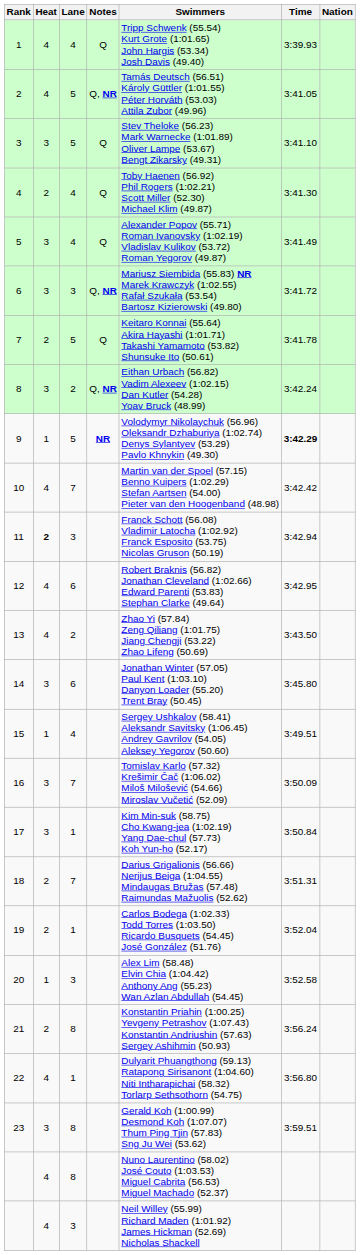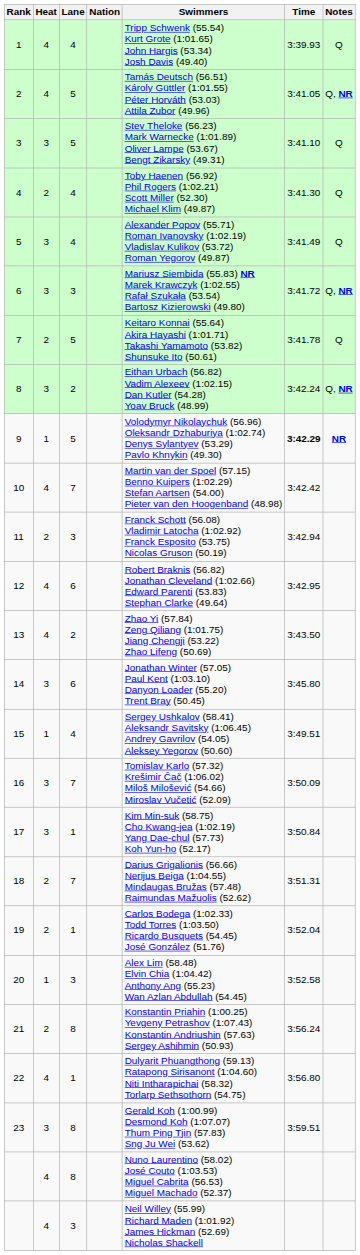columns swapped: (337, 12) <-> (103, 12)
(46, 536) bold -> (46, 536) normal
